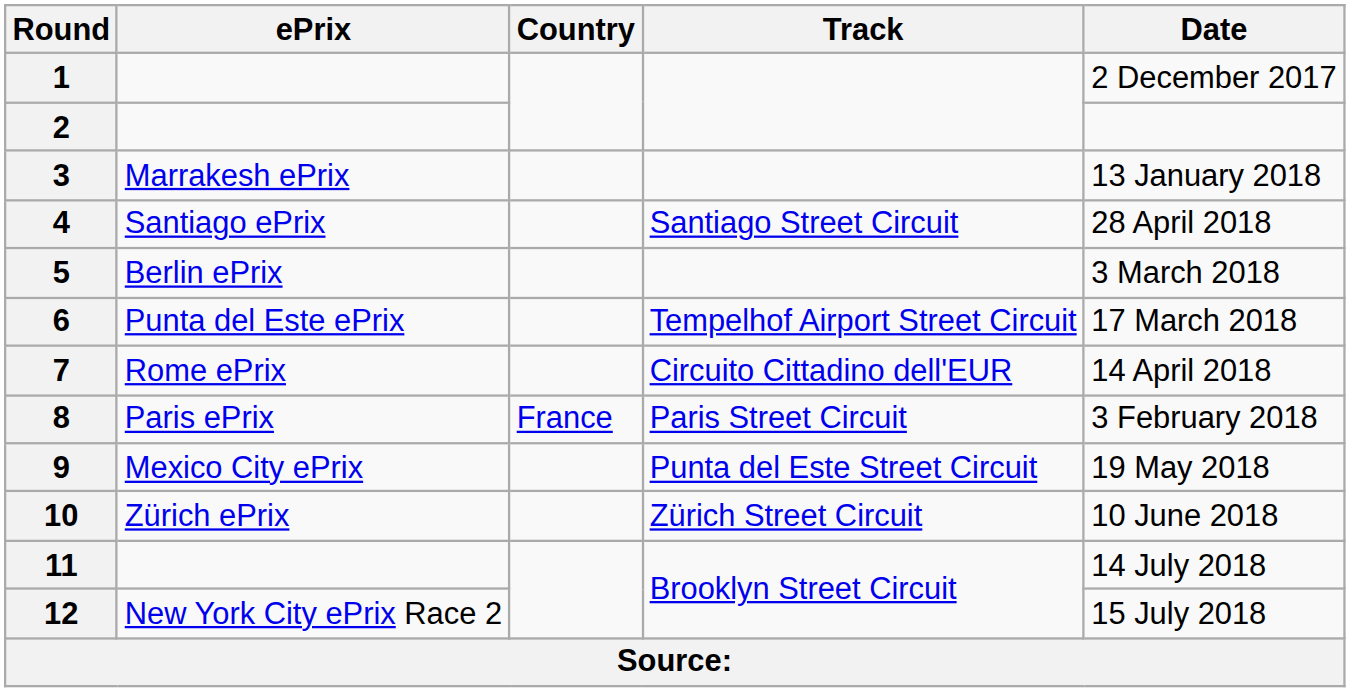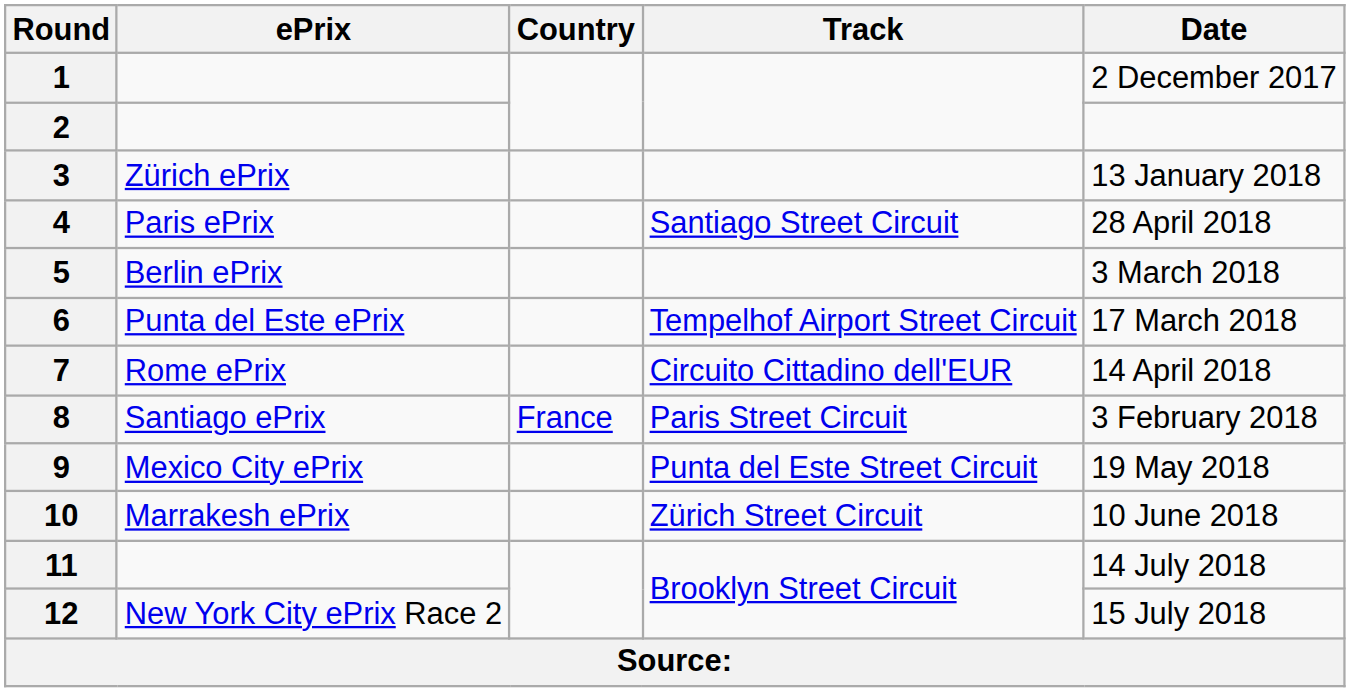(237, 175) Marrakesh ePrix -> (207, 175) Zürich ePrix
(225, 224) Santiago ePrix -> (199, 224) Paris ePrix
(199, 418) Paris ePrix -> (225, 418) Santiago ePrix
(207, 516) Zürich ePrix -> (237, 516) Marrakesh ePrix
